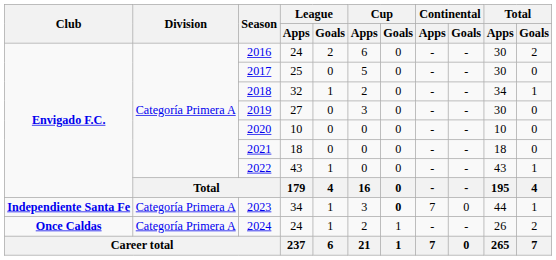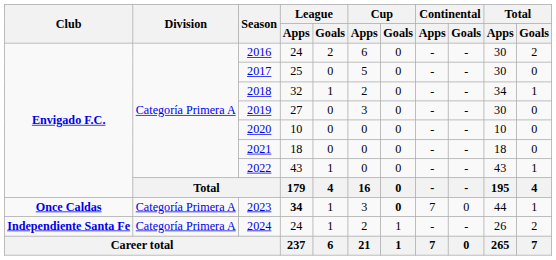(69, 206) Independiente Santa Fe -> (69, 206) Once Caldas
(296, 206) normal -> (296, 206) bold
(69, 226) Once Caldas -> (69, 226) Independiente Santa Fe
